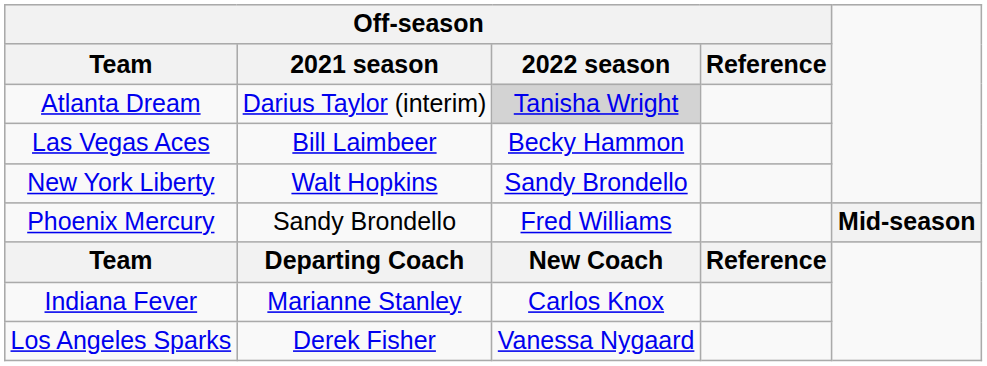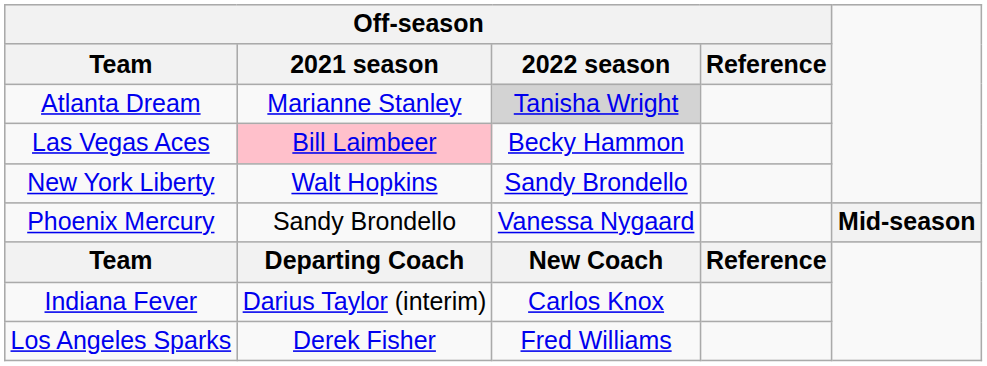(364, 103) Darius Taylor (interim) -> (364, 103) Marianne Stanley
(364, 143) no background -> (364, 143) pink background
(596, 222) Fred Williams -> (596, 222) Vanessa Nygaard
(364, 301) Marianne Stanley -> (364, 301) Darius Taylor (interim)
(596, 340) Vanessa Nygaard -> (596, 340) Fred Williams
